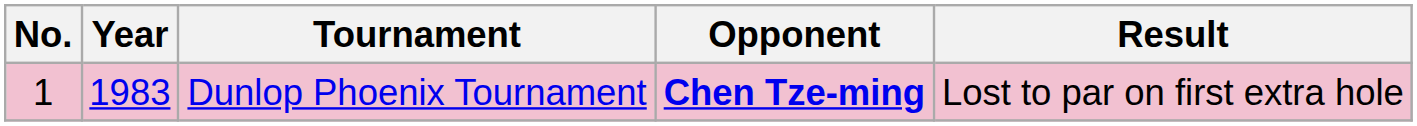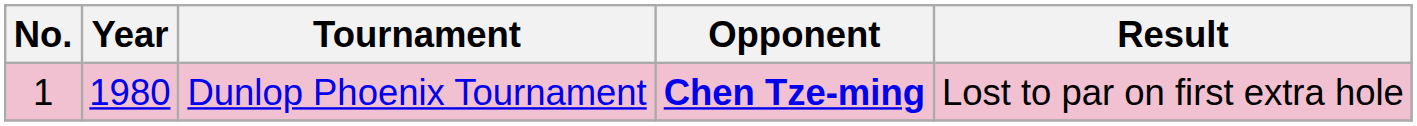(130, 92) 1983 -> (130, 92) 1980
